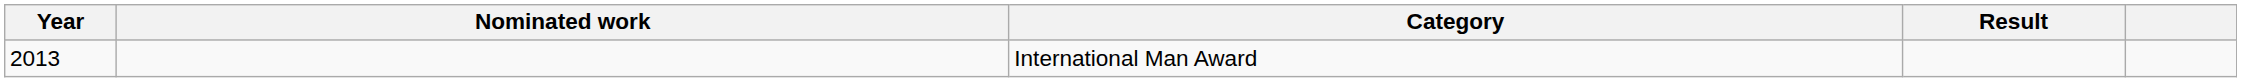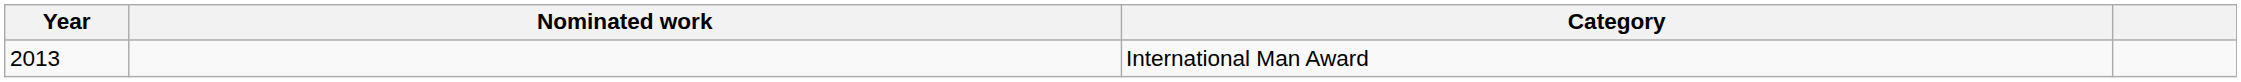- column: (2014, 22)
